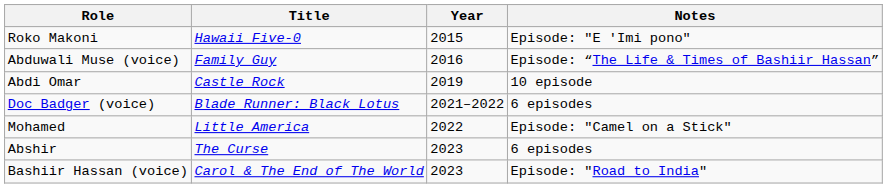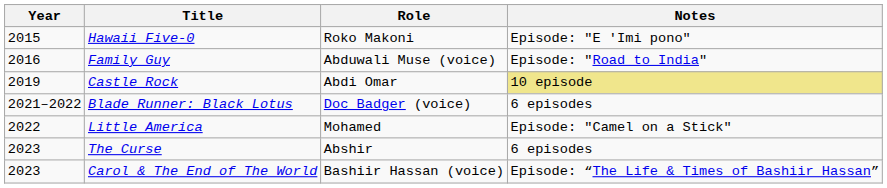columns swapped: (467, 16) <-> (98, 16)
(695, 60) Episode: “The Life & Times of Bashiir Hassan” -> (609, 60) Episode: "Road to India"
(552, 82) no background -> (552, 82) khaki background
(609, 171) Episode: "Road to India" -> (695, 171) Episode: “The Life & Times of Bashiir Hassan”
